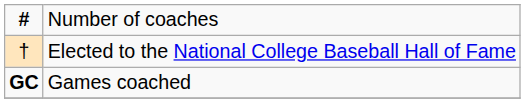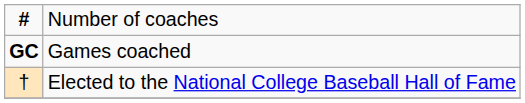rows swapped: (24, 82) <-> (24, 51)
